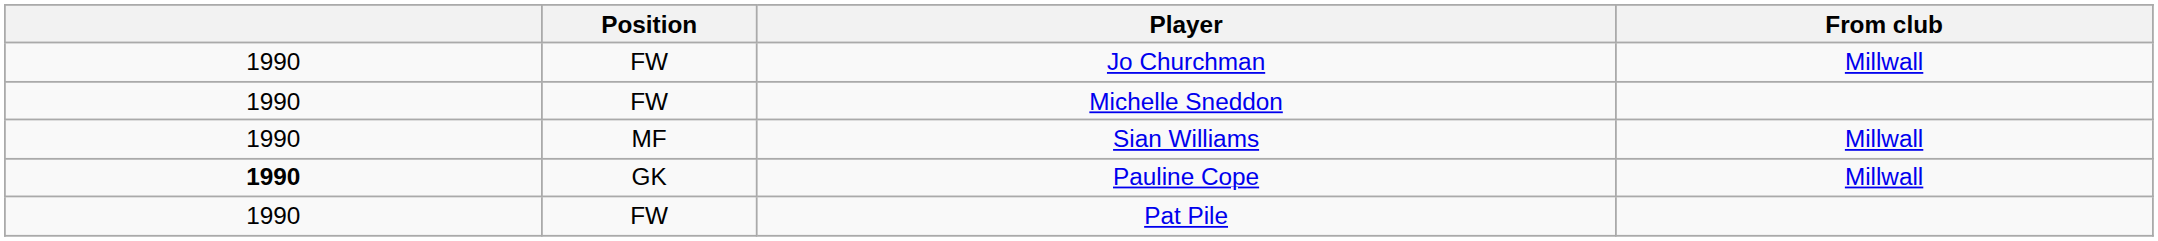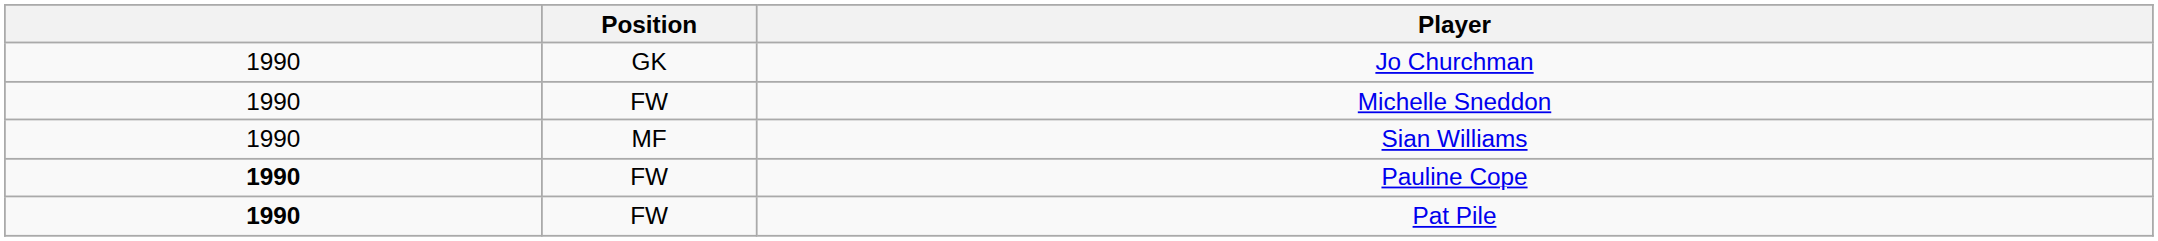- column: (1884, 24)
(649, 62) FW -> (649, 62) GK
(649, 177) GK -> (649, 177) FW
(273, 216) normal -> (273, 216) bold
